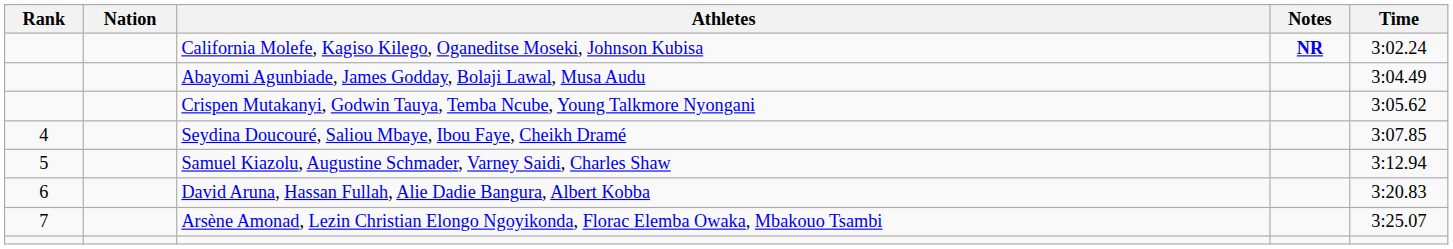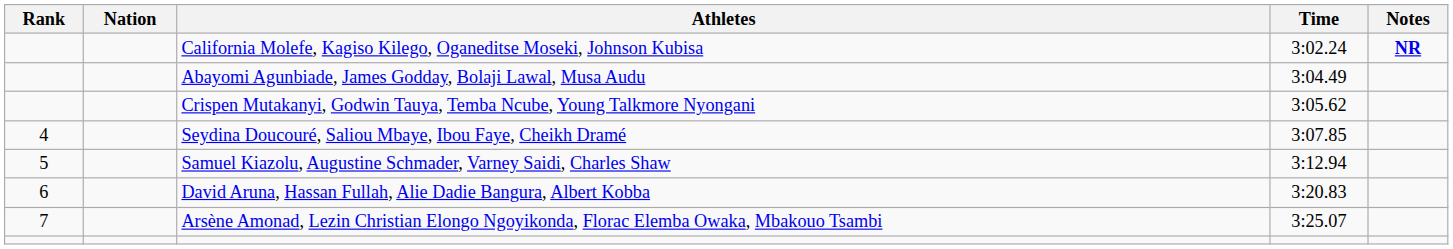columns swapped: (1399, 18) <-> (1310, 18)
